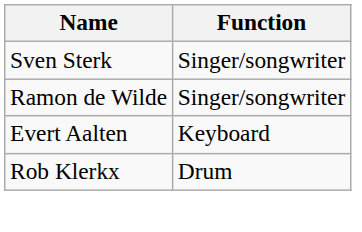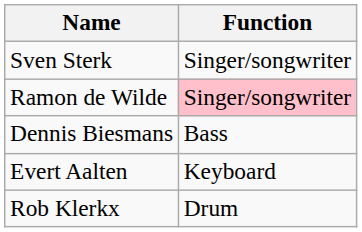(262, 97) no background -> (267, 97) pink background
+ row: (92, 134)
